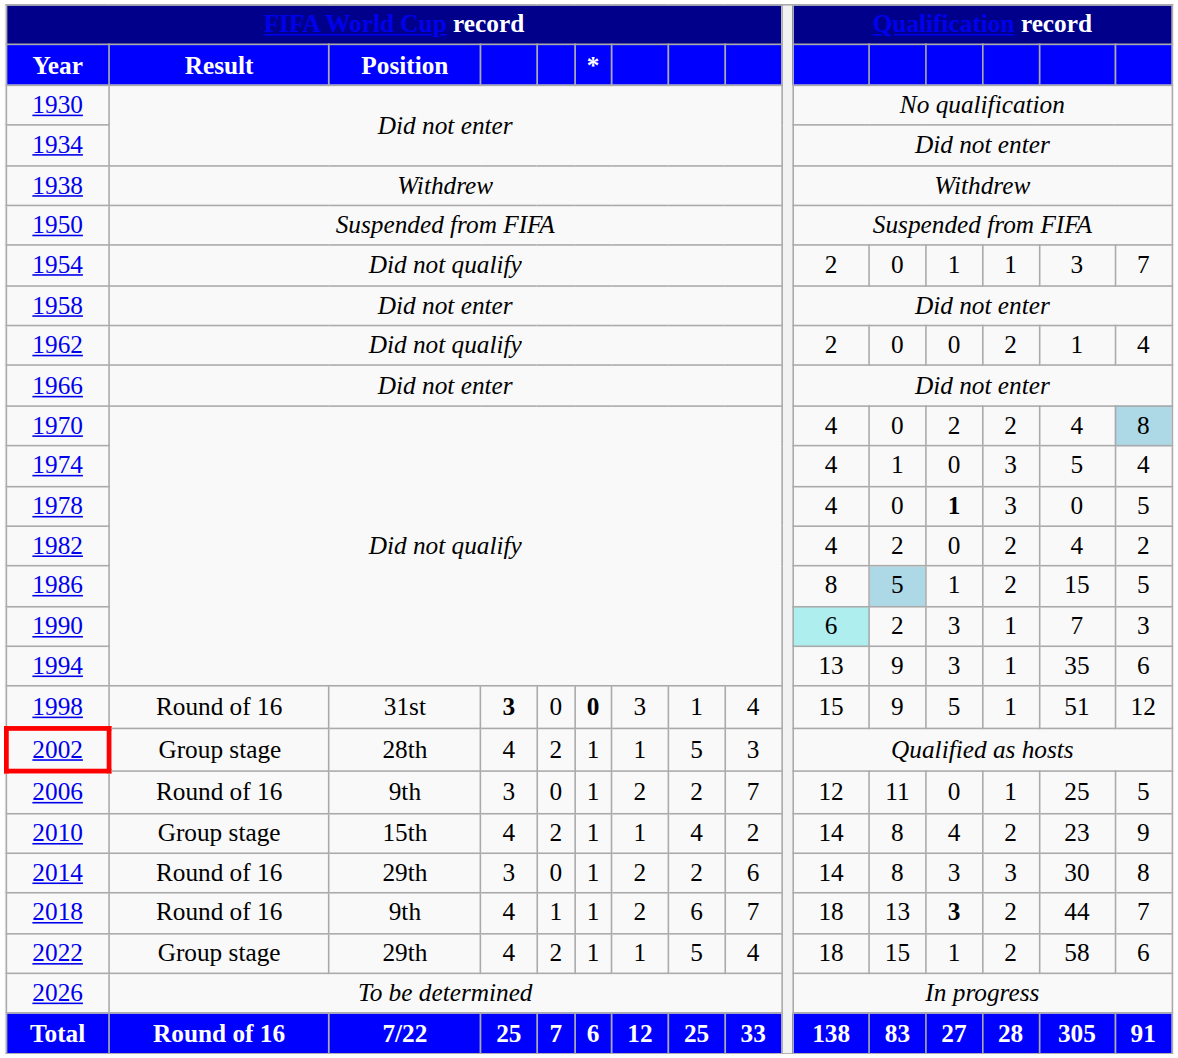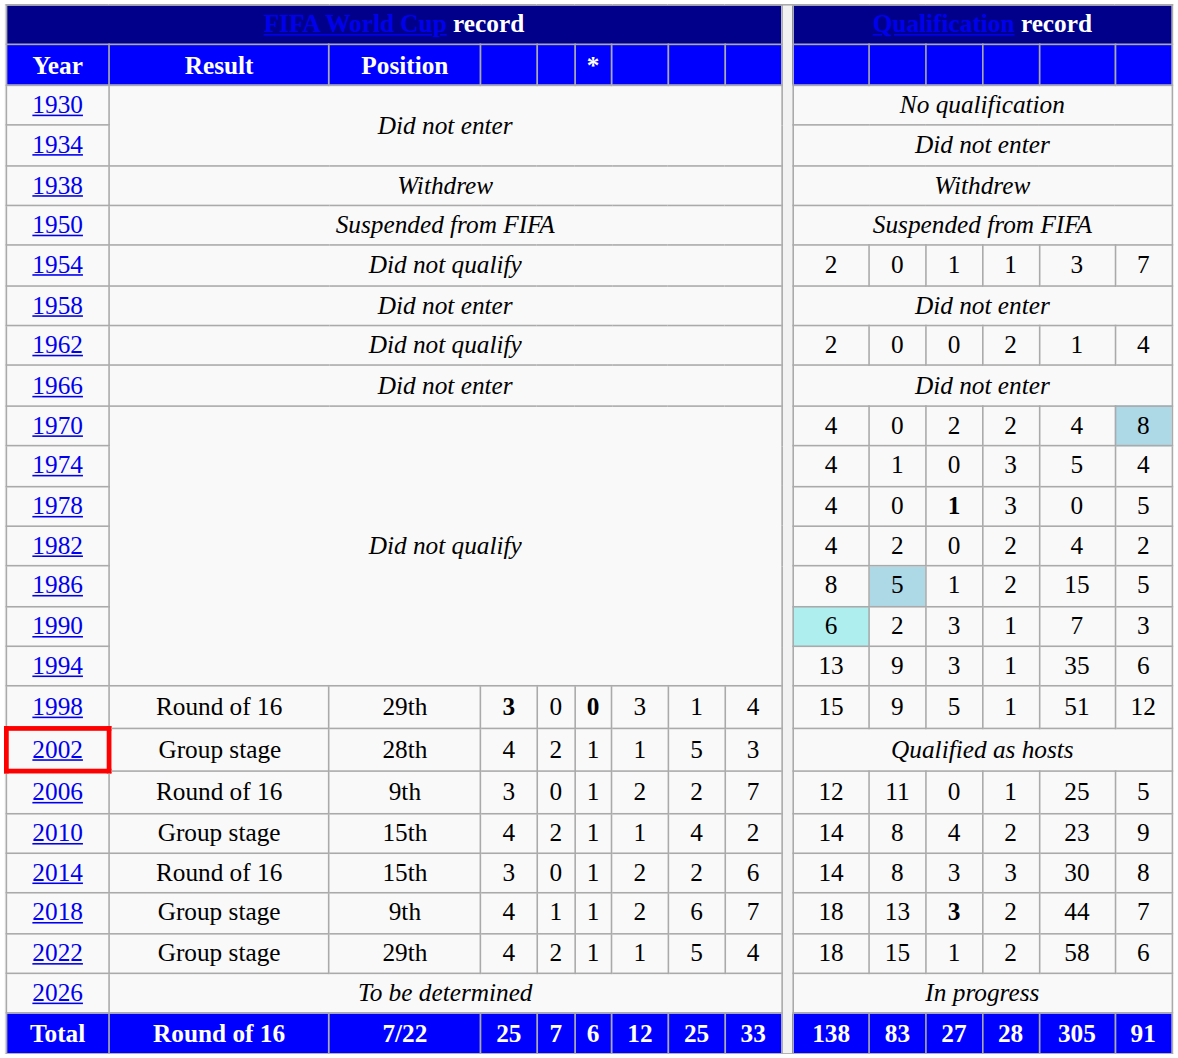(405, 706) 31st -> (405, 706) 29th
(405, 872) 29th -> (405, 872) 15th
(219, 912) Round of 16 -> (219, 912) Group stage
